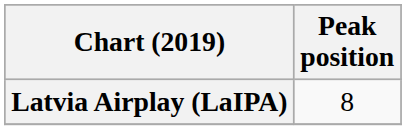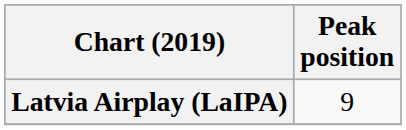(347, 101) 8 -> (347, 101) 9
